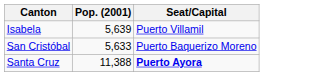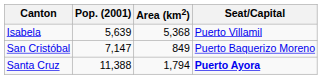+ column: (163, 14)
(118, 46) 5,633 -> (118, 49) 7,147
